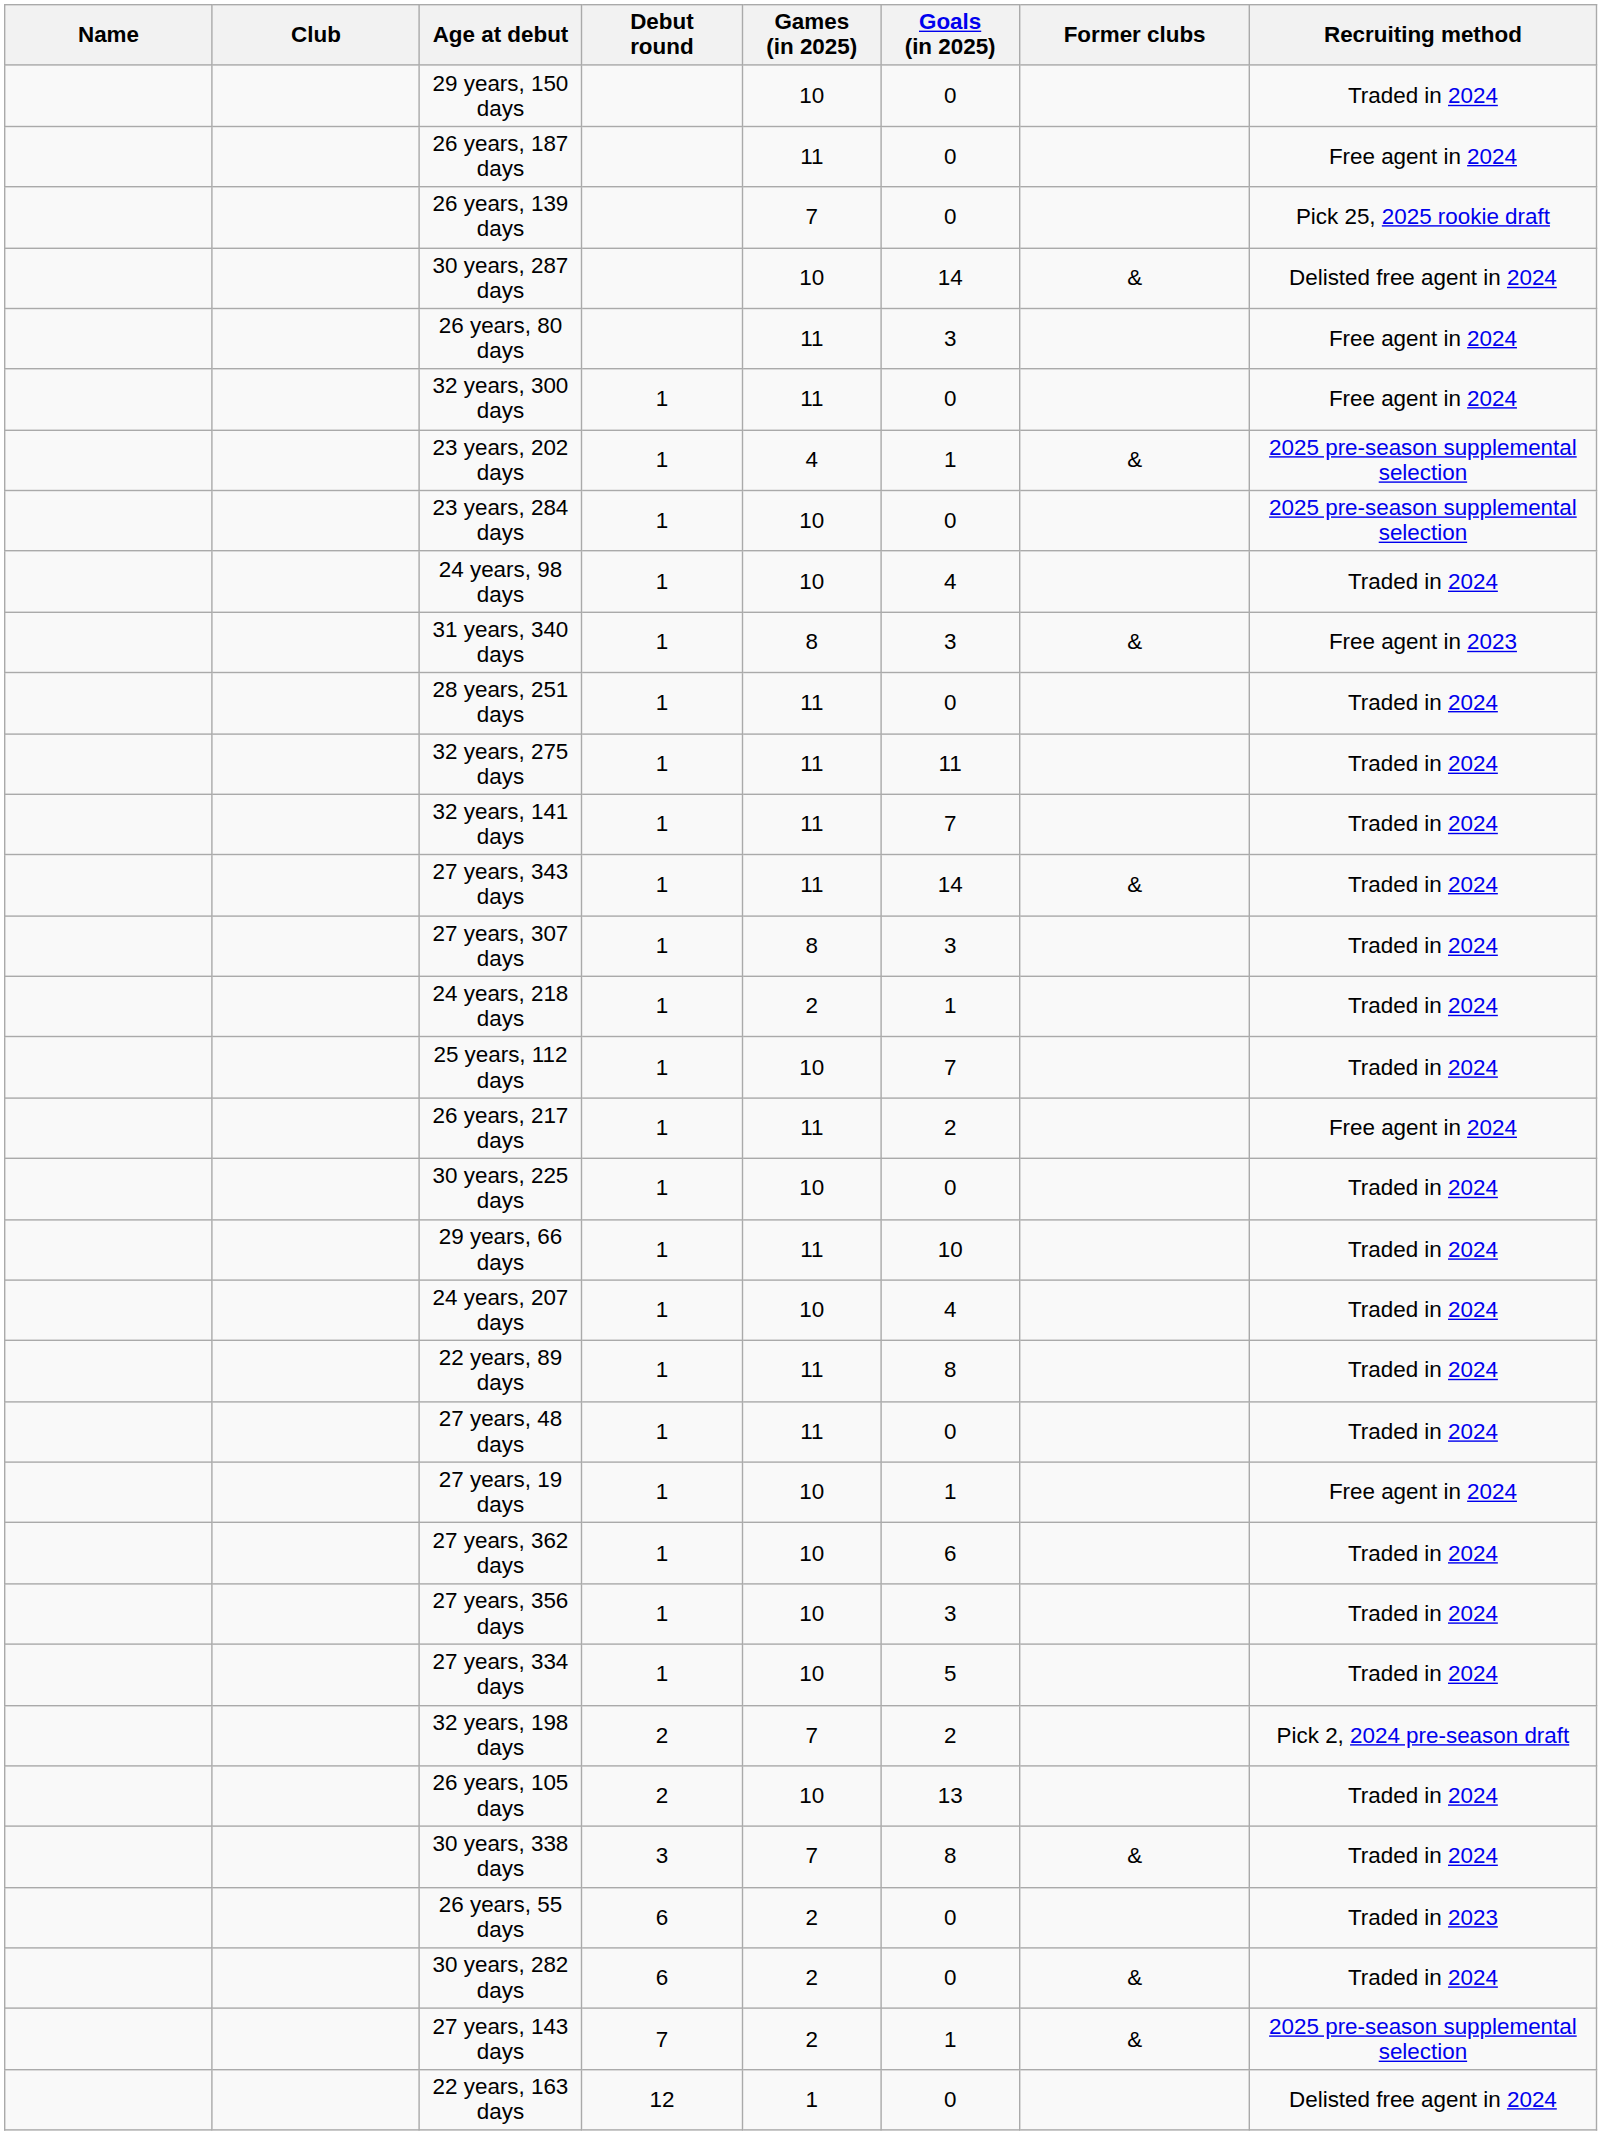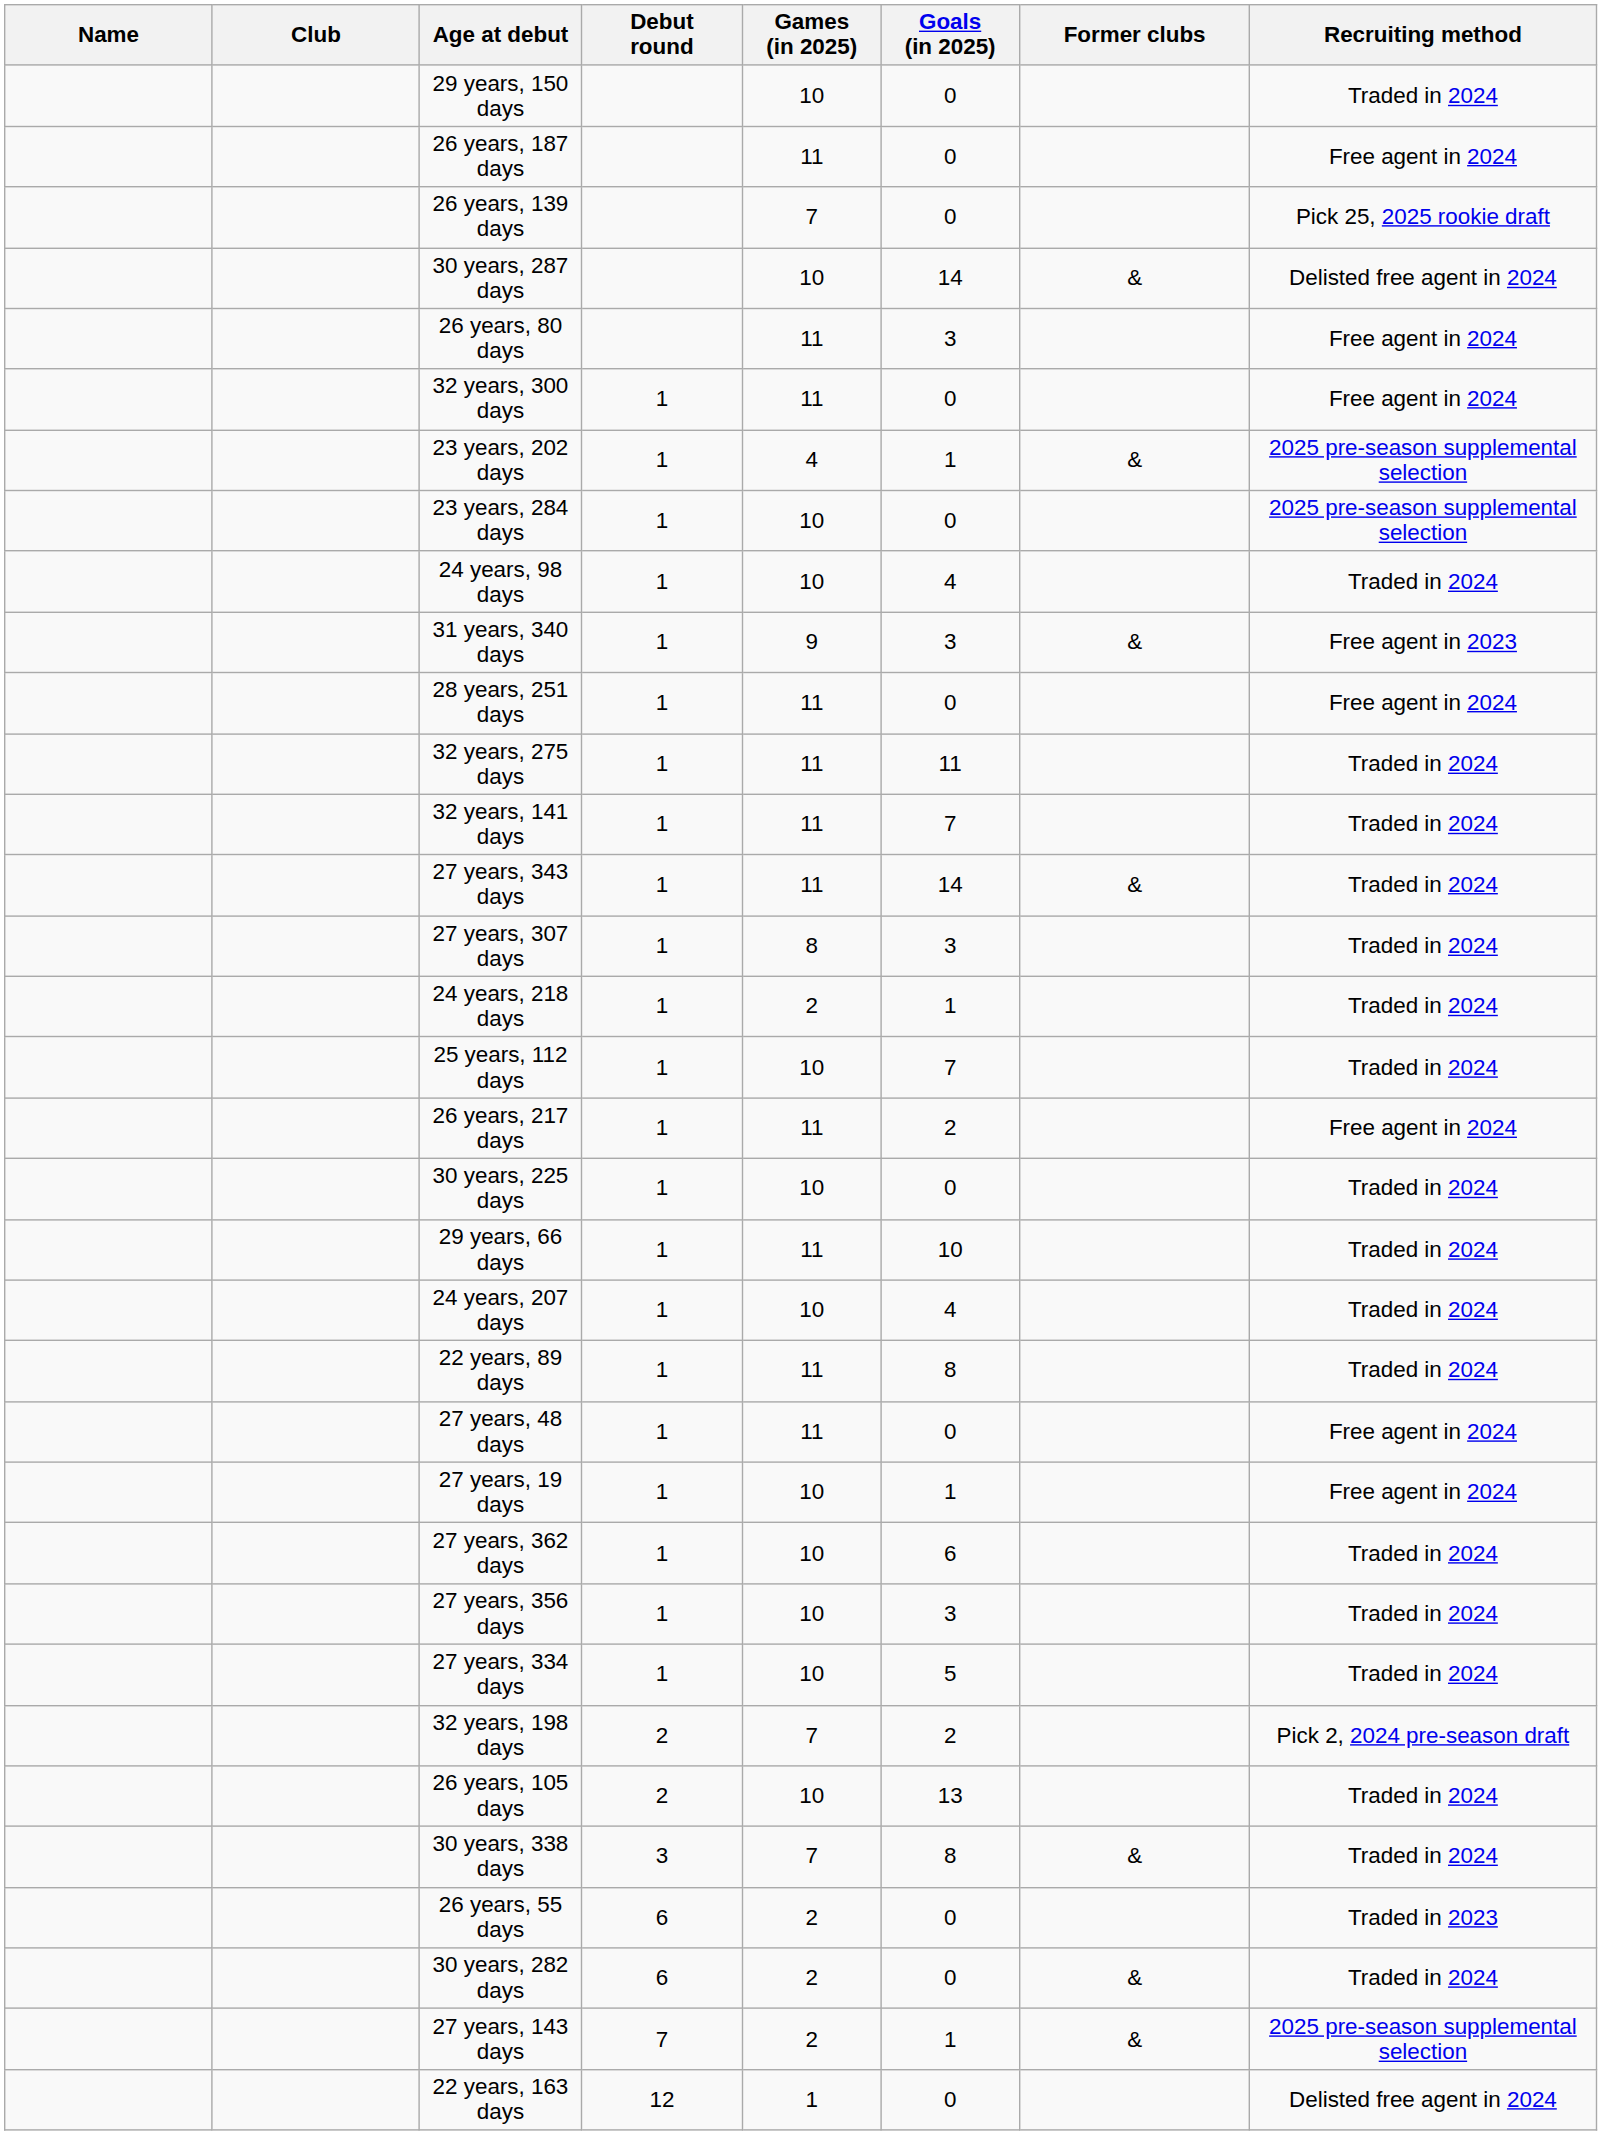(812, 642) 8 -> (812, 642) 9
(1423, 702) Traded in 2024 -> (1423, 702) Free agent in 2024
(1423, 1431) Traded in 2024 -> (1423, 1431) Free agent in 2024
